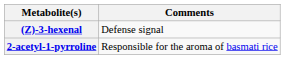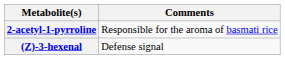rows swapped: (52, 46) <-> (52, 29)
